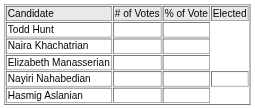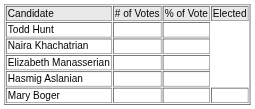- row: (49, 79)
+ row: (34, 95)
